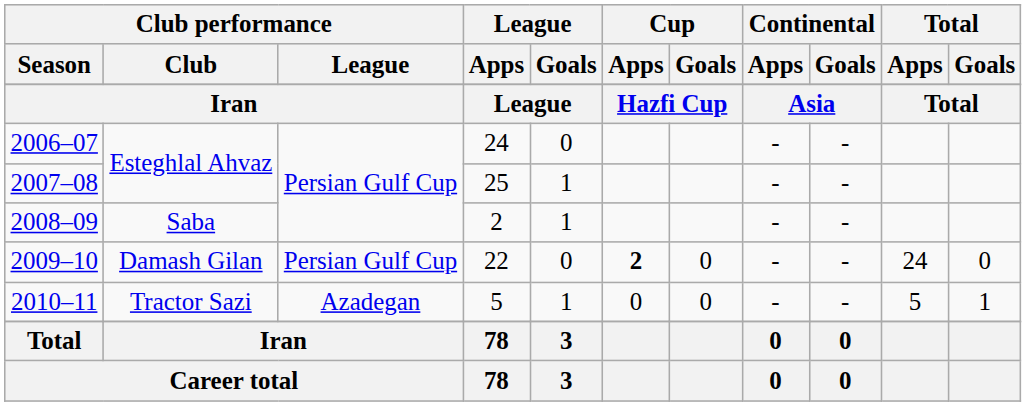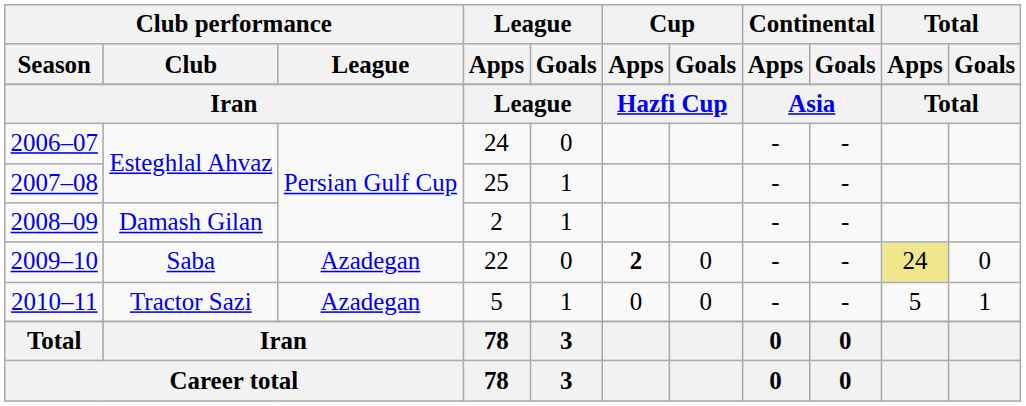(191, 222) Saba -> (191, 222) Damash Gilan
(191, 261) Damash Gilan -> (191, 261) Saba
(370, 261) Persian Gulf Cup -> (370, 261) Azadegan
(915, 261) no background -> (915, 261) khaki background
